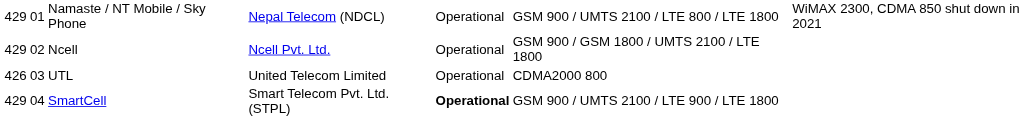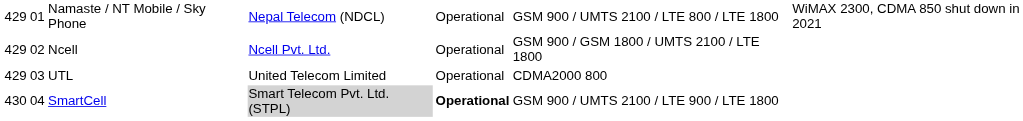(16, 75) 426 -> (16, 75) 429
(16, 101) 429 -> (16, 101) 430
(319, 101) no background -> (319, 101) lightgrey background
